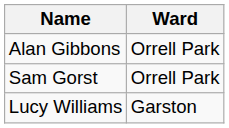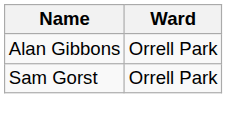- row: (66, 107)
